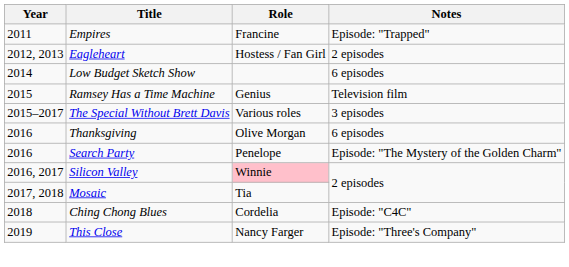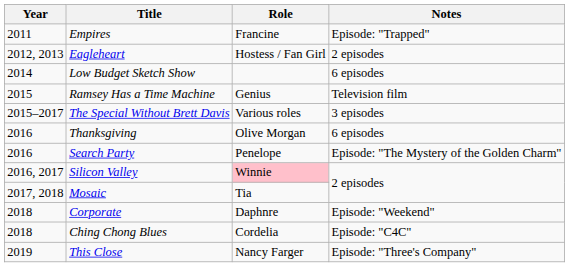+ row: (95, 212)
